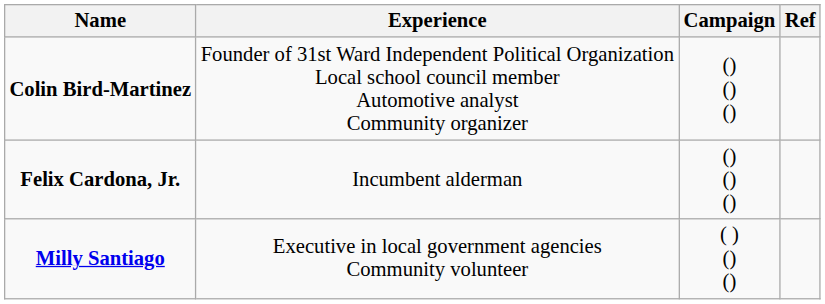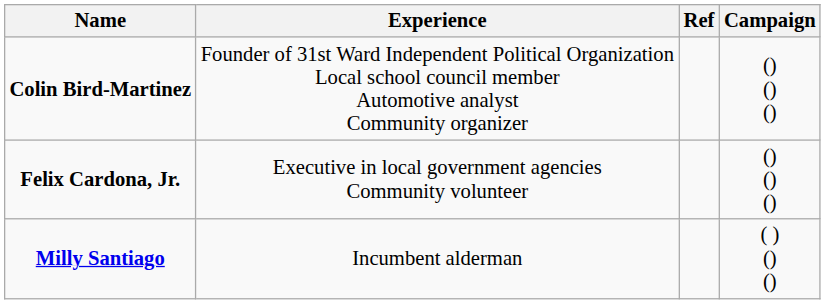columns swapped: (729, 20) <-> (800, 20)
(437, 179) Incumbent alderman -> (437, 179) Executive in local government agencies Community volunteer
(437, 258) Executive in local government agencies Community volunteer -> (437, 258) Incumbent alderman
